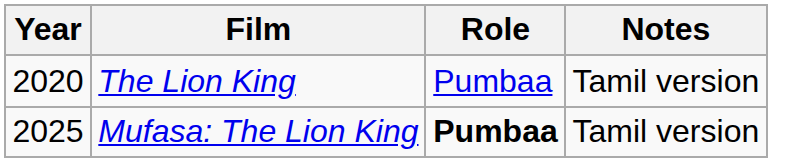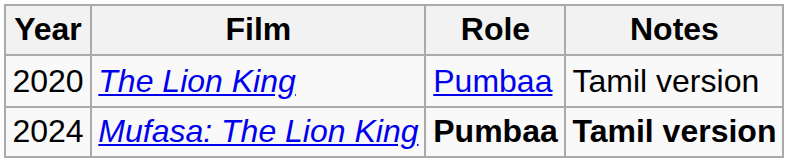(48, 131) 2025 -> (48, 131) 2024
(666, 131) normal -> (674, 131) bold
